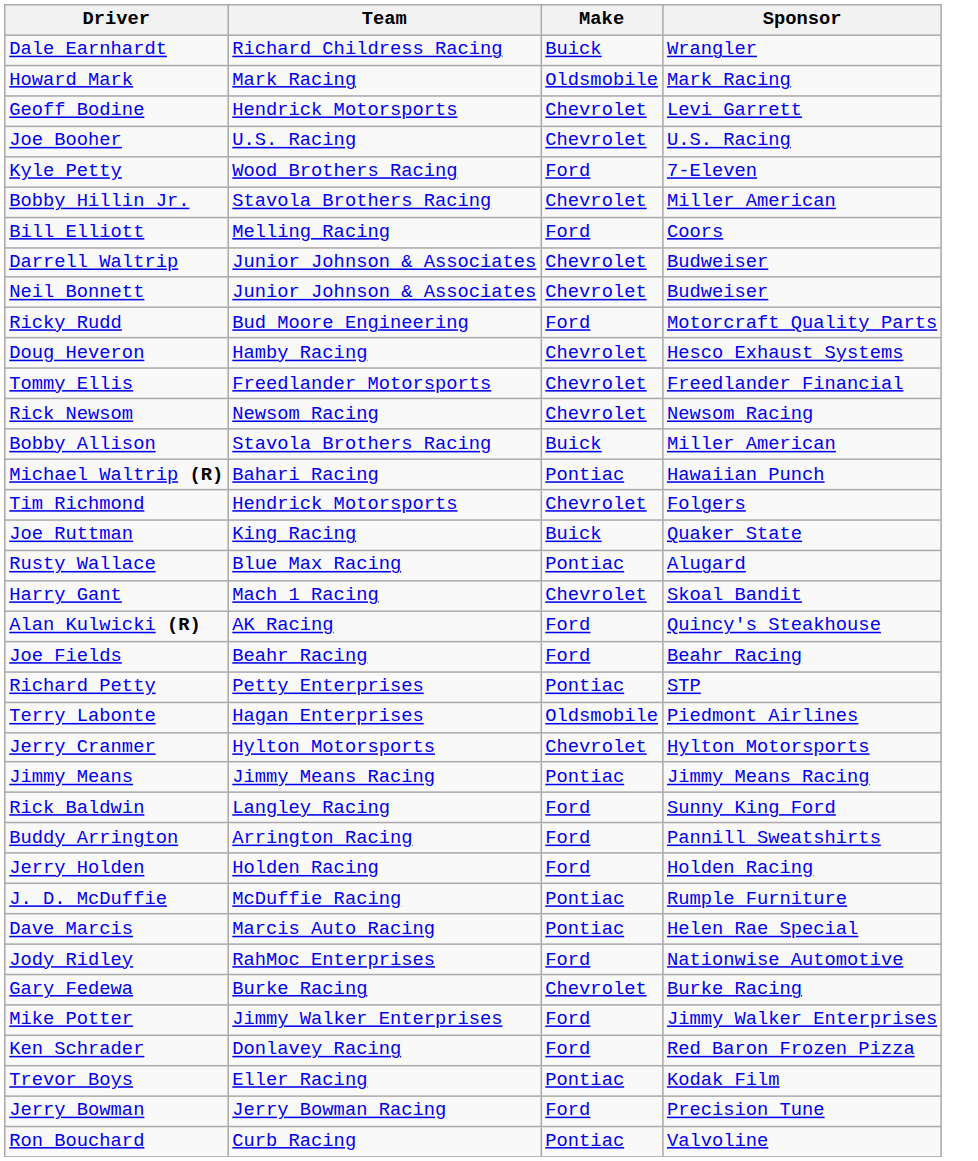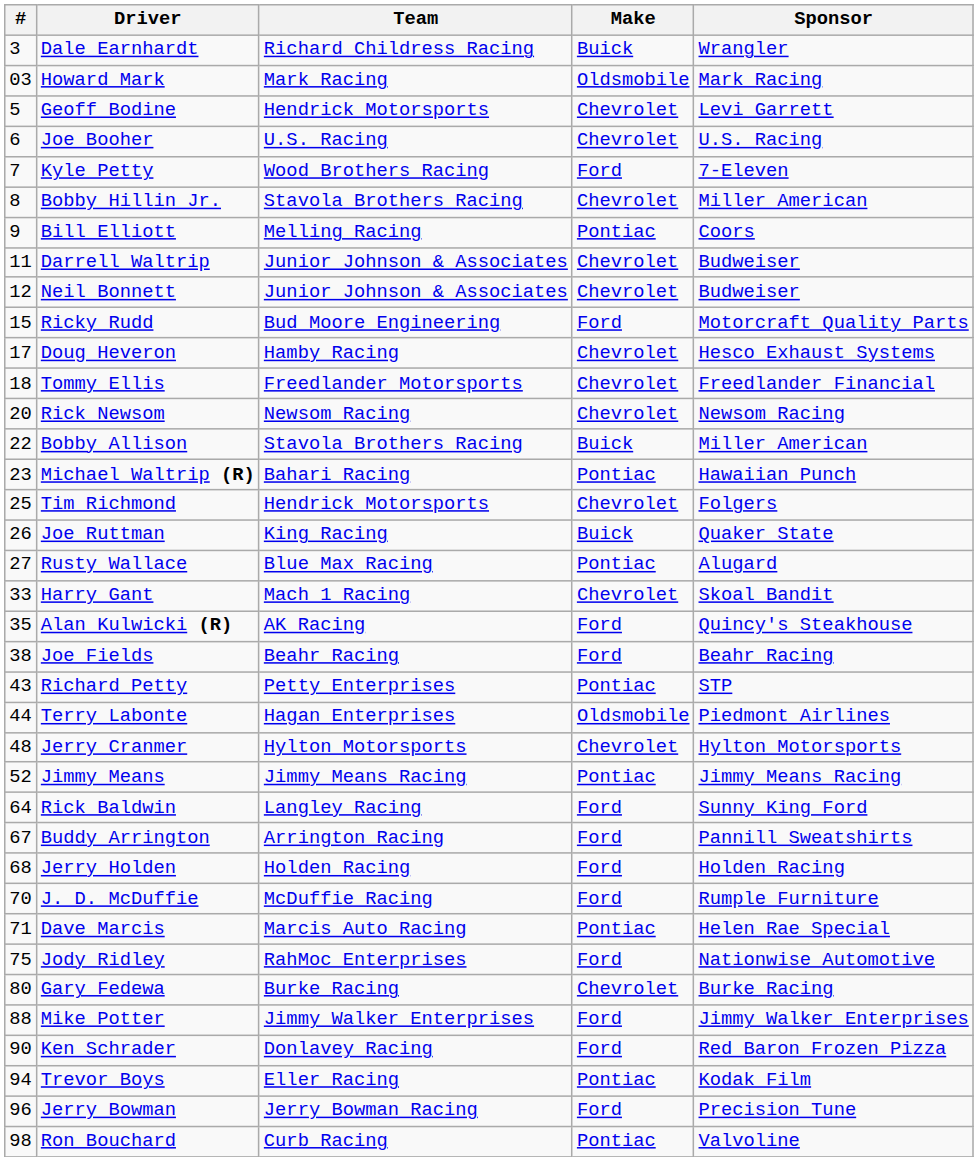+ column: (21, 20)
(568, 232) Ford -> (616, 232) Pontiac
(585, 899) Pontiac -> (599, 899) Ford
